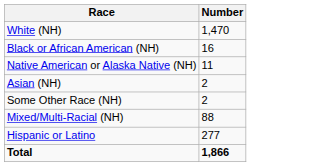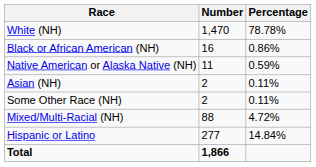+ column: (278, 13)
